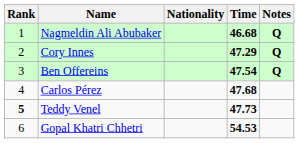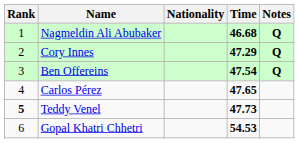(243, 90) 47.68 -> (243, 90) 47.65
